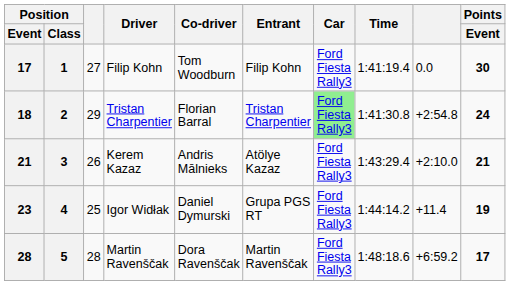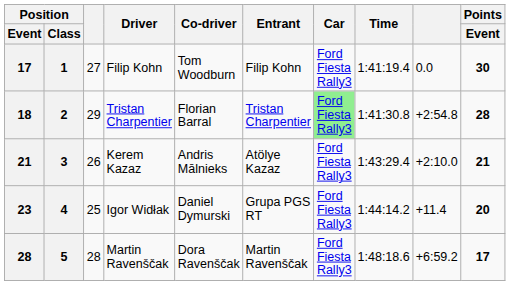(483, 114) 24 -> (483, 114) 28
(483, 209) 19 -> (483, 209) 20
